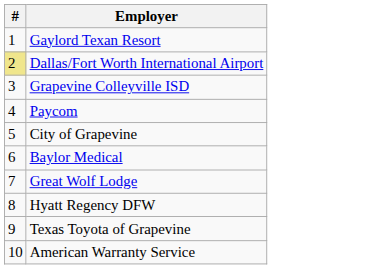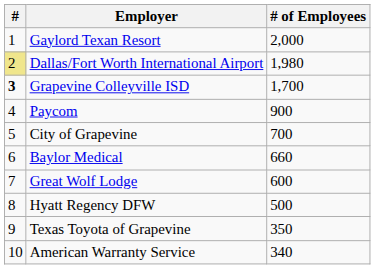+ column: (318, 16)
(12, 87) normal -> (12, 87) bold
